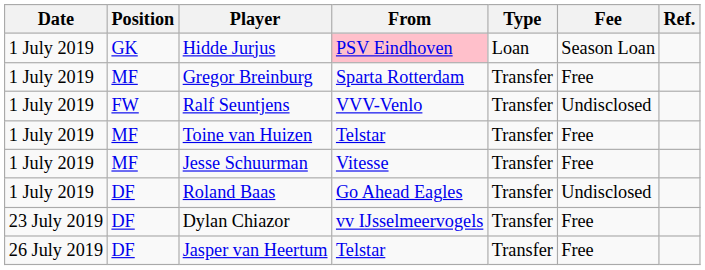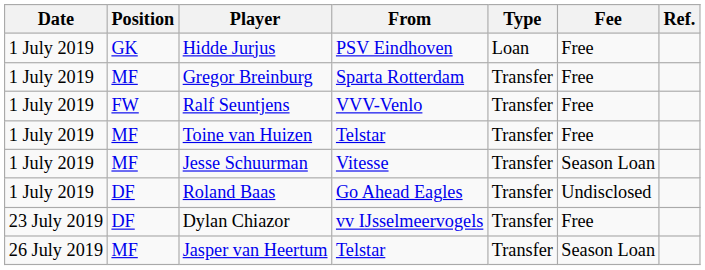(394, 47) pink background -> (394, 47) no background
(608, 47) Season Loan -> (578, 47) Free
(606, 105) Undisclosed -> (578, 105) Free
(578, 163) Free -> (608, 163) Season Loan
(123, 250) DF -> (125, 250) MF
(578, 250) Free -> (608, 250) Season Loan
